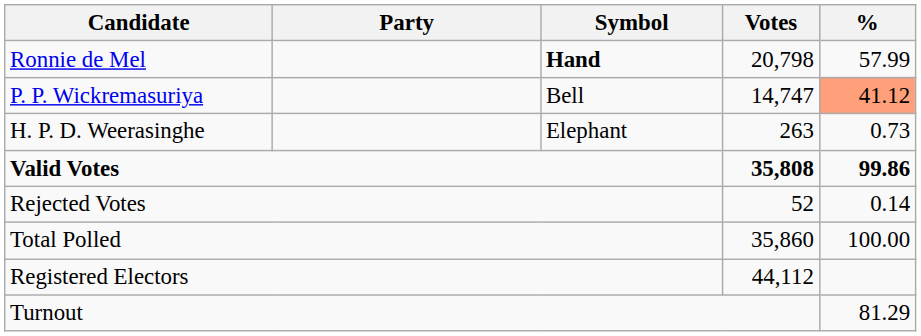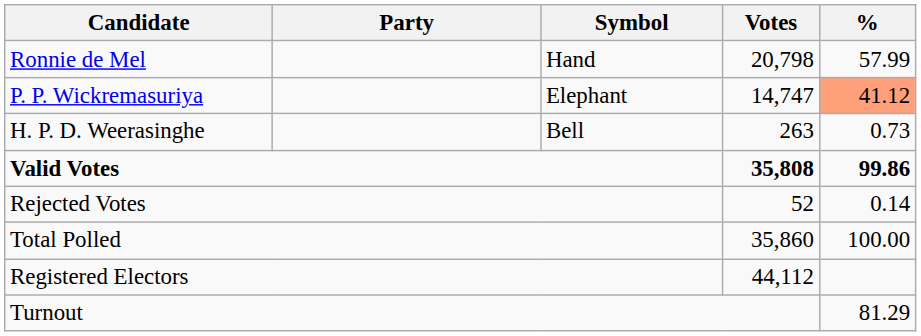(573, 58) bold -> (571, 58) normal
(565, 95) Bell -> (587, 95) Elephant
(587, 131) Elephant -> (565, 131) Bell
